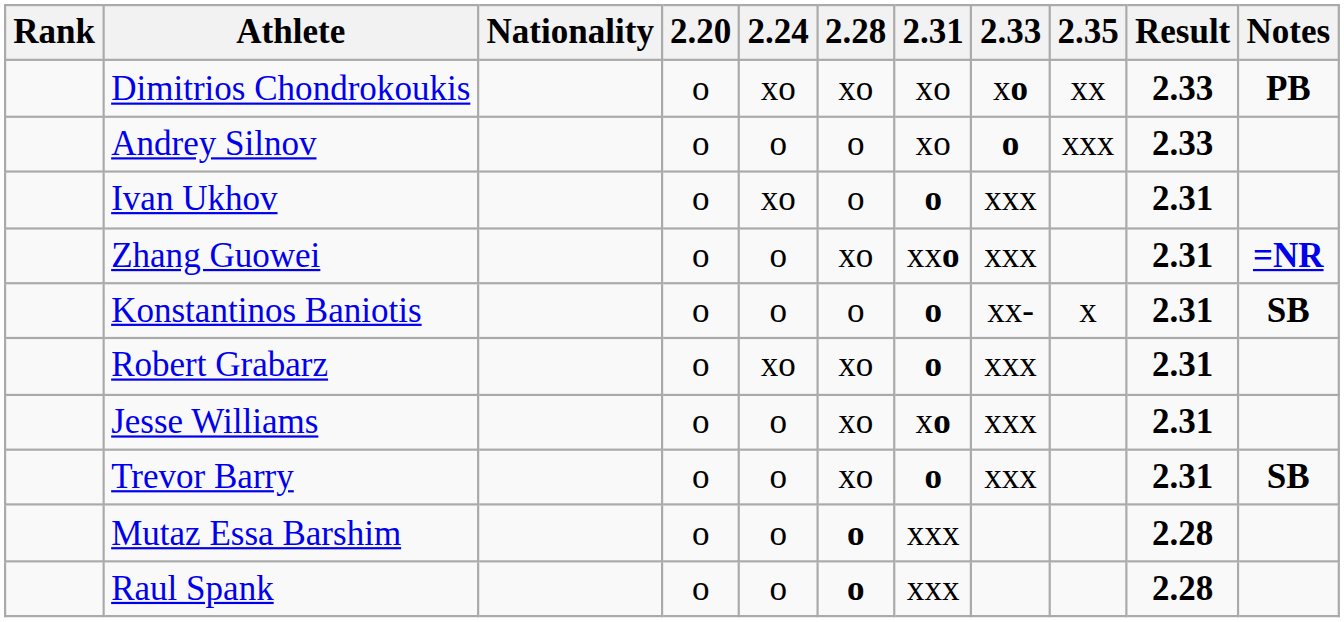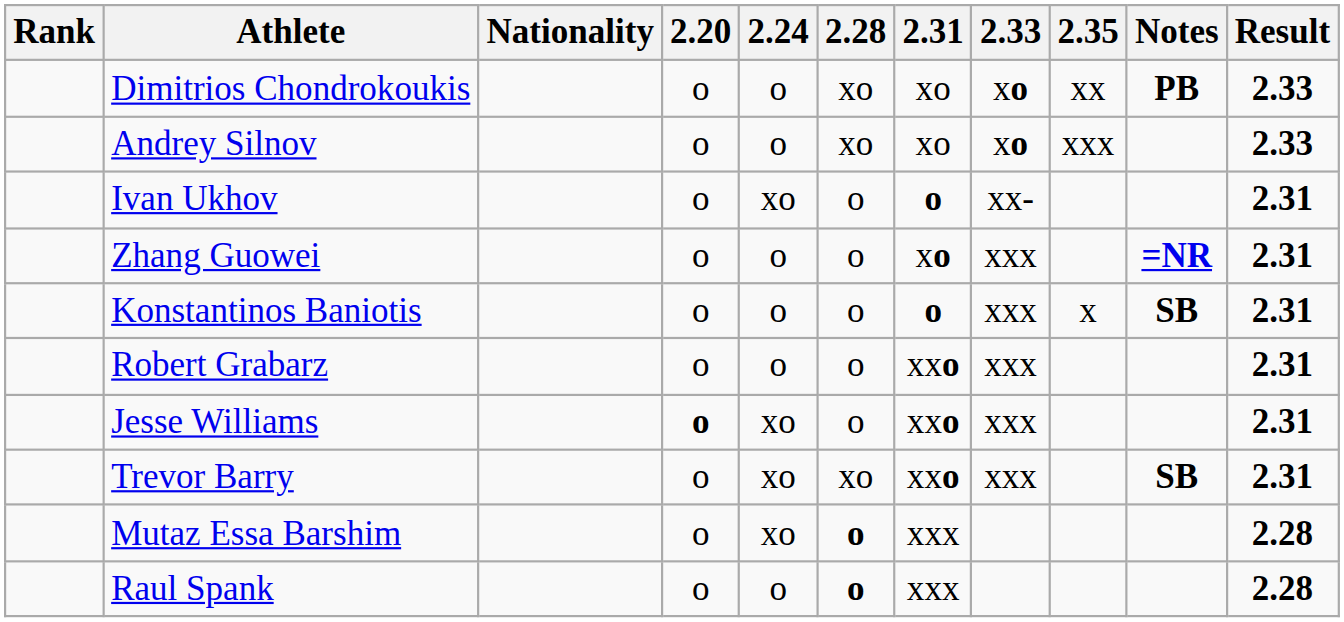columns swapped: (1183, 32) <-> (1288, 32)
(778, 87) xo -> (778, 87) o
(856, 143) o -> (856, 143) xo
(1011, 143) o -> (1011, 143) xo
(1011, 198) xxx -> (1011, 198) xx-
(856, 254) xo -> (856, 254) o
(933, 254) xxo -> (933, 254) xo
(1011, 310) xx- -> (1011, 310) xxx
(778, 365) xo -> (778, 365) o
(856, 365) xo -> (856, 365) o
(933, 365) o -> (933, 365) xxo
(701, 421) normal -> (701, 421) bold
(778, 421) o -> (778, 421) xo
(856, 421) xo -> (856, 421) o
(933, 421) xo -> (933, 421) xxo
(778, 476) o -> (778, 476) xo
(933, 476) o -> (933, 476) xxo
(778, 532) o -> (778, 532) xo
